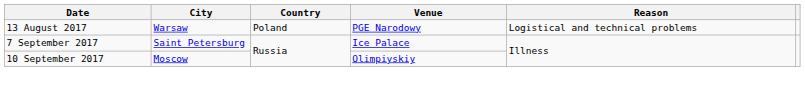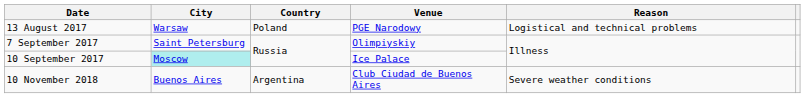(381, 43) Ice Palace -> (384, 43) Olimpiyskiy
(171, 58) no background -> (171, 58) paleturquoise background
(384, 58) Olimpiyskiy -> (381, 58) Ice Palace
+ row: (52, 79)
